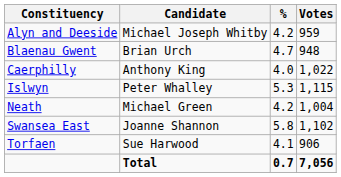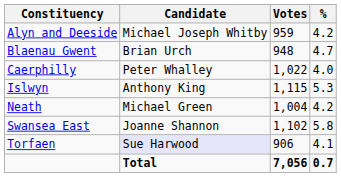columns swapped: (316, 14) <-> (283, 14)
(164, 70) Anthony King -> (168, 70) Peter Whalley
(168, 88) Peter Whalley -> (164, 88) Anthony King
(161, 144) no background -> (161, 144) lavender background
